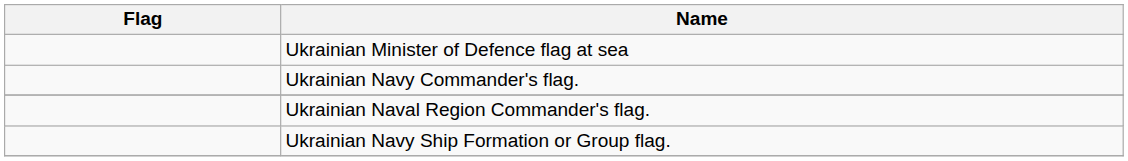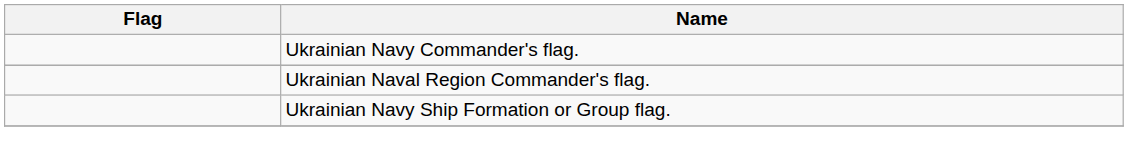- row: (457, 49)
